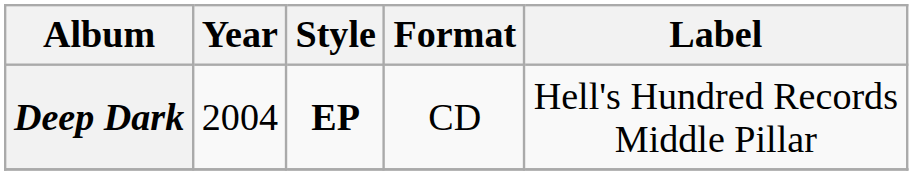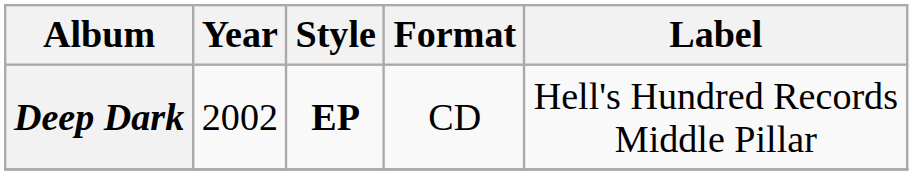(240, 116) 2004 -> (240, 116) 2002
